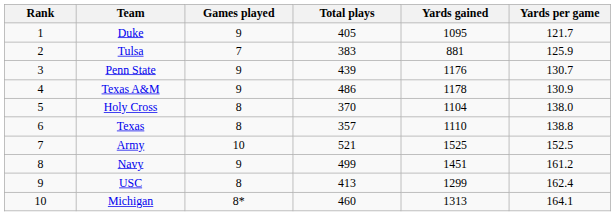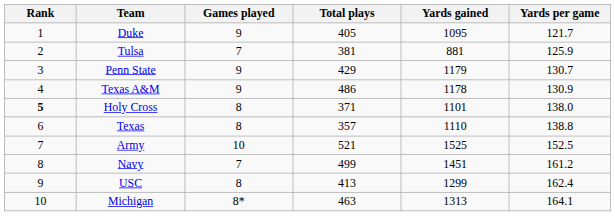(347, 51) 383 -> (347, 51) 381
(347, 70) 439 -> (347, 70) 429
(455, 70) 1176 -> (455, 70) 1179
(40, 107) normal -> (40, 107) bold
(347, 107) 370 -> (347, 107) 371
(455, 107) 1104 -> (455, 107) 1101
(239, 164) 9 -> (239, 164) 7
(347, 201) 460 -> (347, 201) 463
